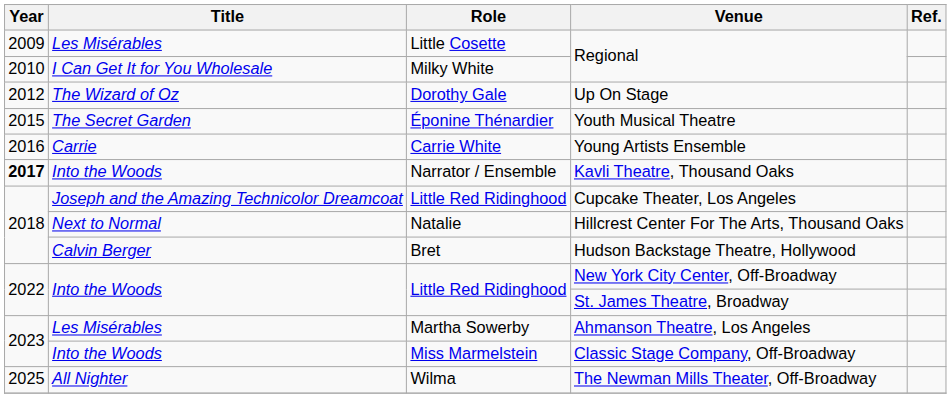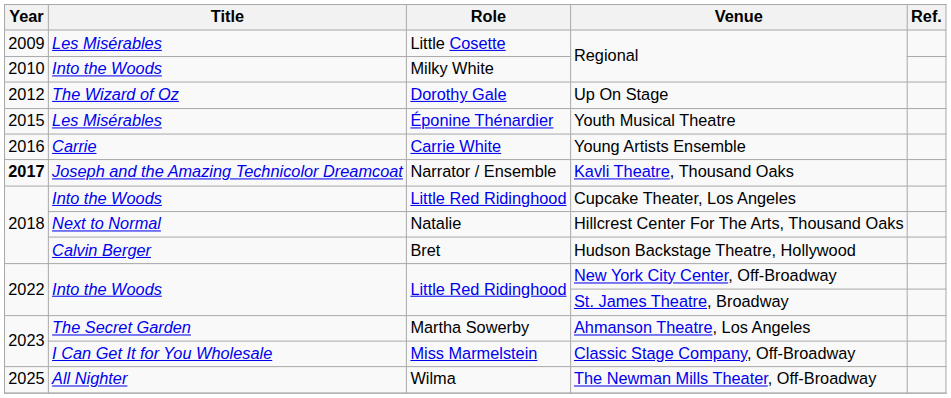(162, 69) I Can Get It for You Wholesale -> (107, 69) Into the Woods
(121, 120) The Secret Garden -> (107, 120) Les Misérables
(107, 172) Into the Woods -> (227, 172) Joseph and the Amazing Technicolor Dreamcoat
(227, 198) Joseph and the Amazing Technicolor Dreamcoat -> (107, 198) Into the Woods
(107, 328) Les Misérables -> (121, 328) The Secret Garden
(107, 353) Into the Woods -> (162, 353) I Can Get It for You Wholesale
